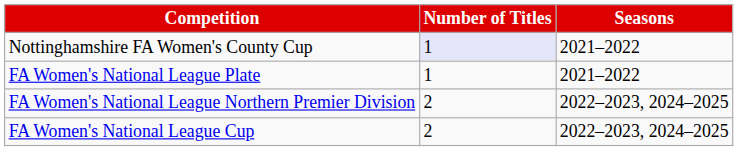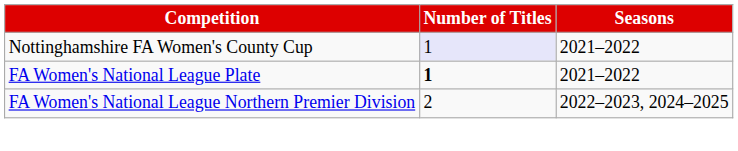(428, 74) normal -> (428, 74) bold
- row: (132, 131)
